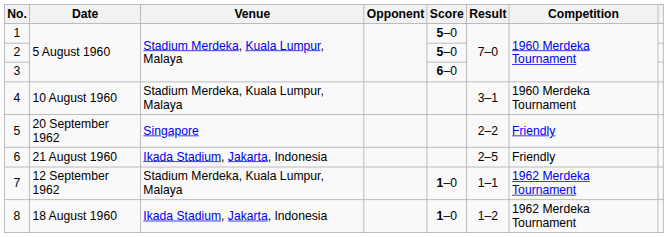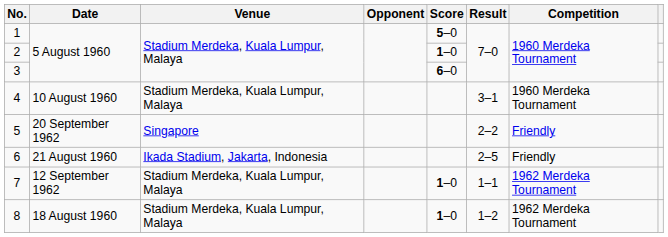(447, 52) 5–0 -> (447, 52) 1–0
(235, 216) Ikada Stadium, Jakarta, Indonesia -> (234, 216) Stadium Merdeka, Kuala Lumpur, Malaya
